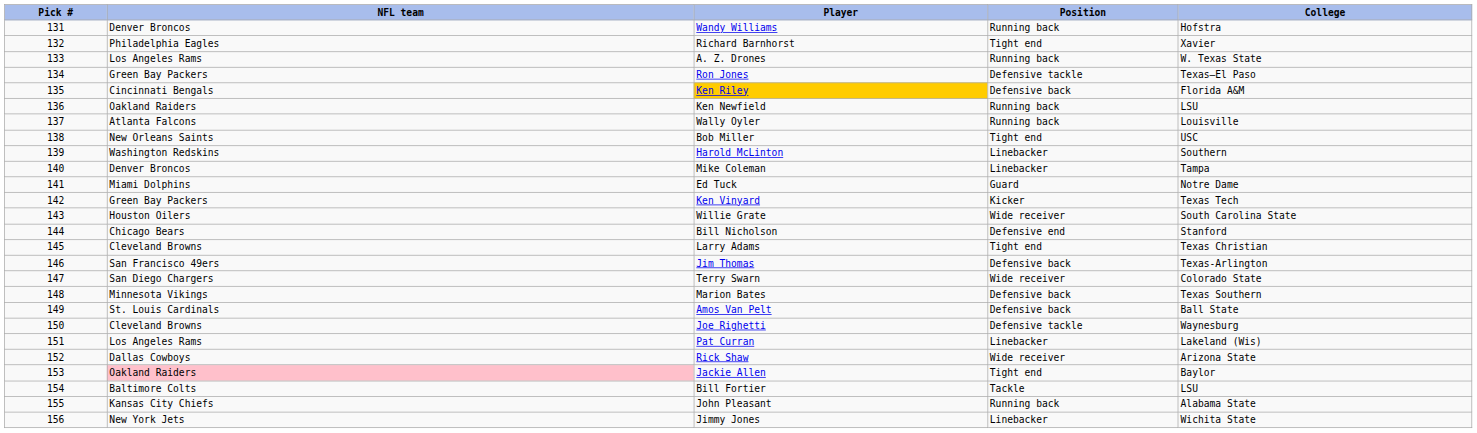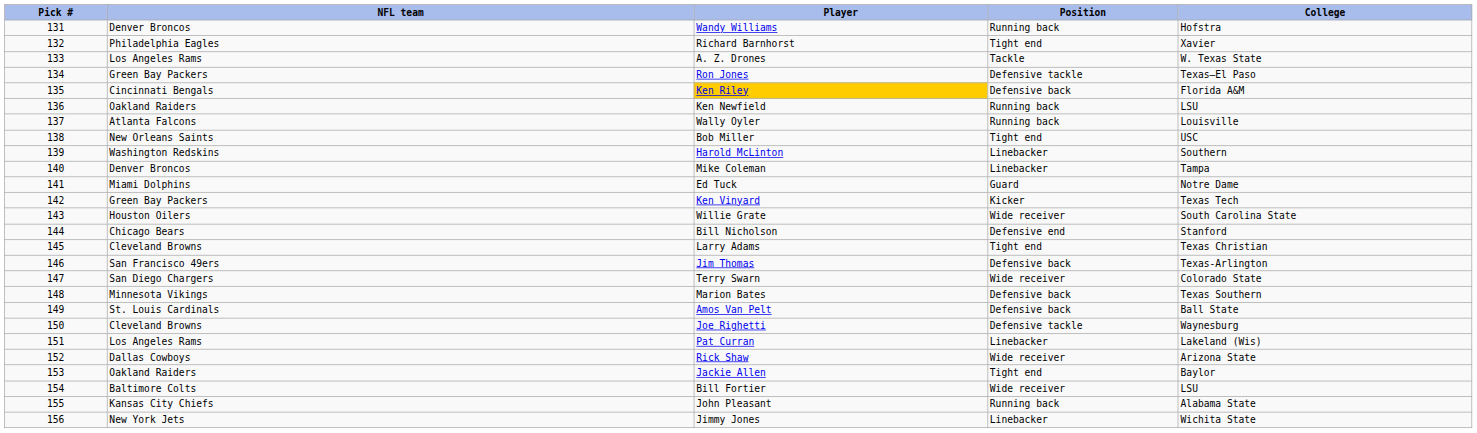(1025, 59) Running back -> (1007, 59) Tackle
(153, 373) pink background -> (153, 373) no background
(1007, 388) Tackle -> (1027, 388) Wide receiver
